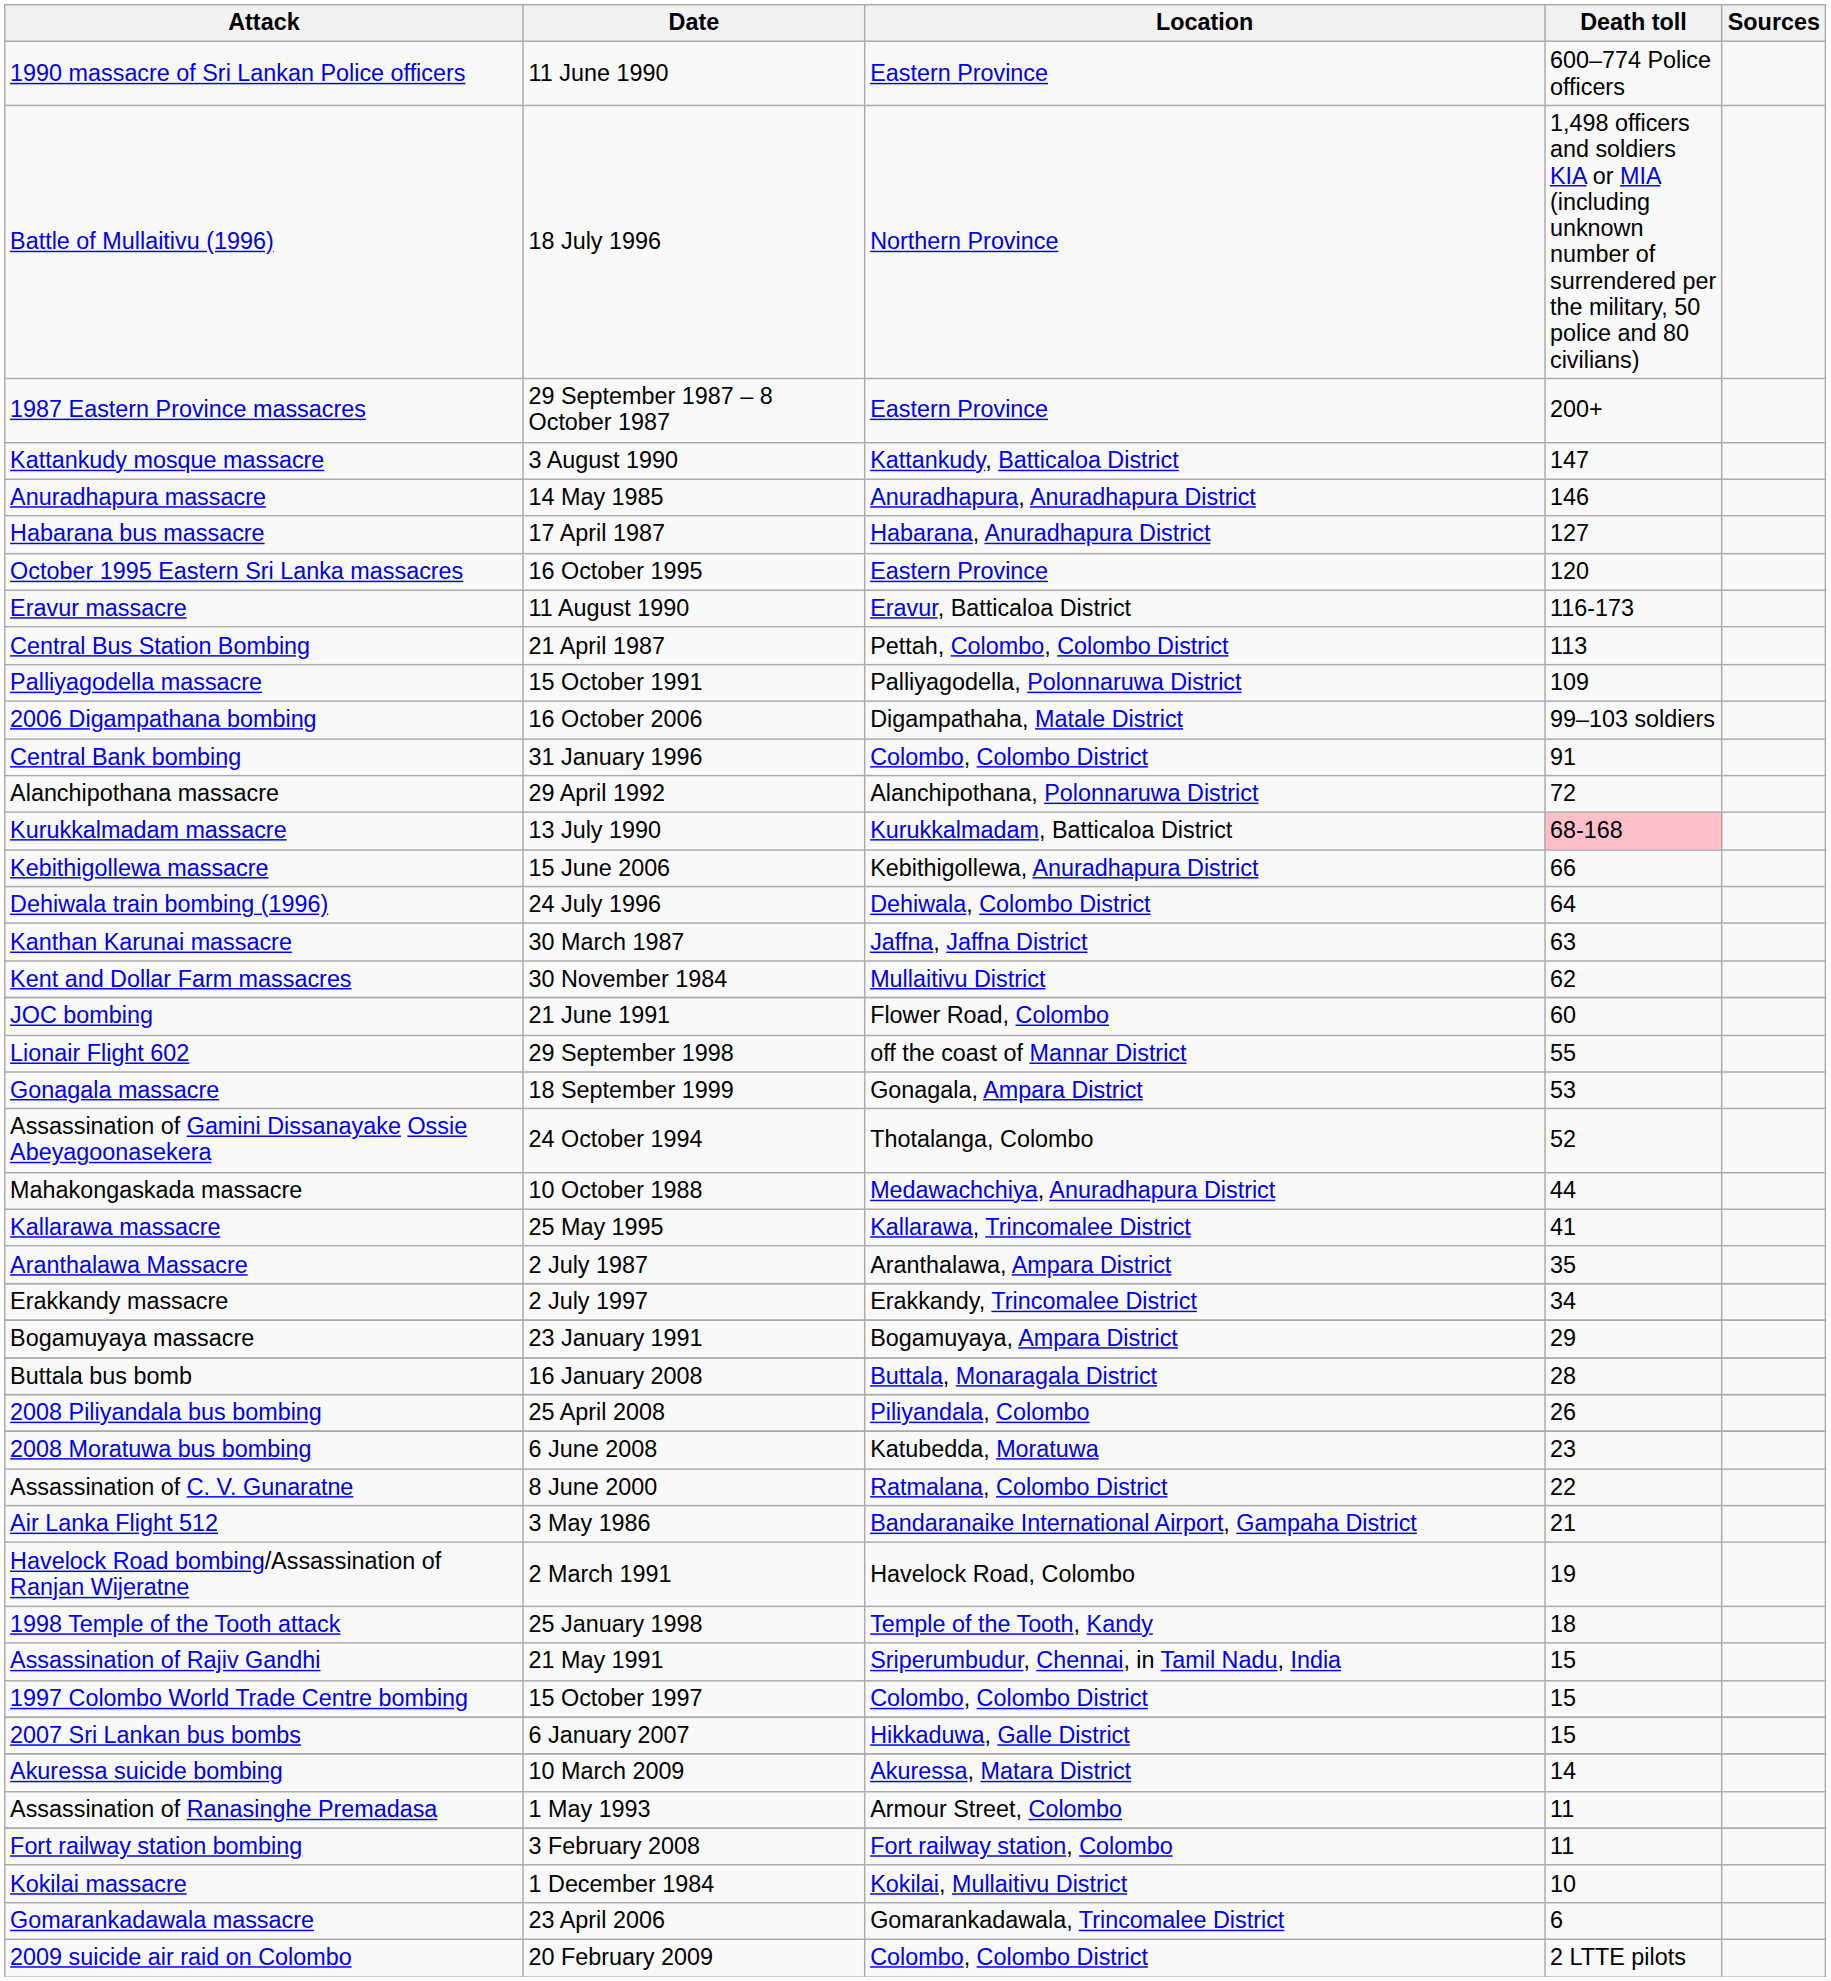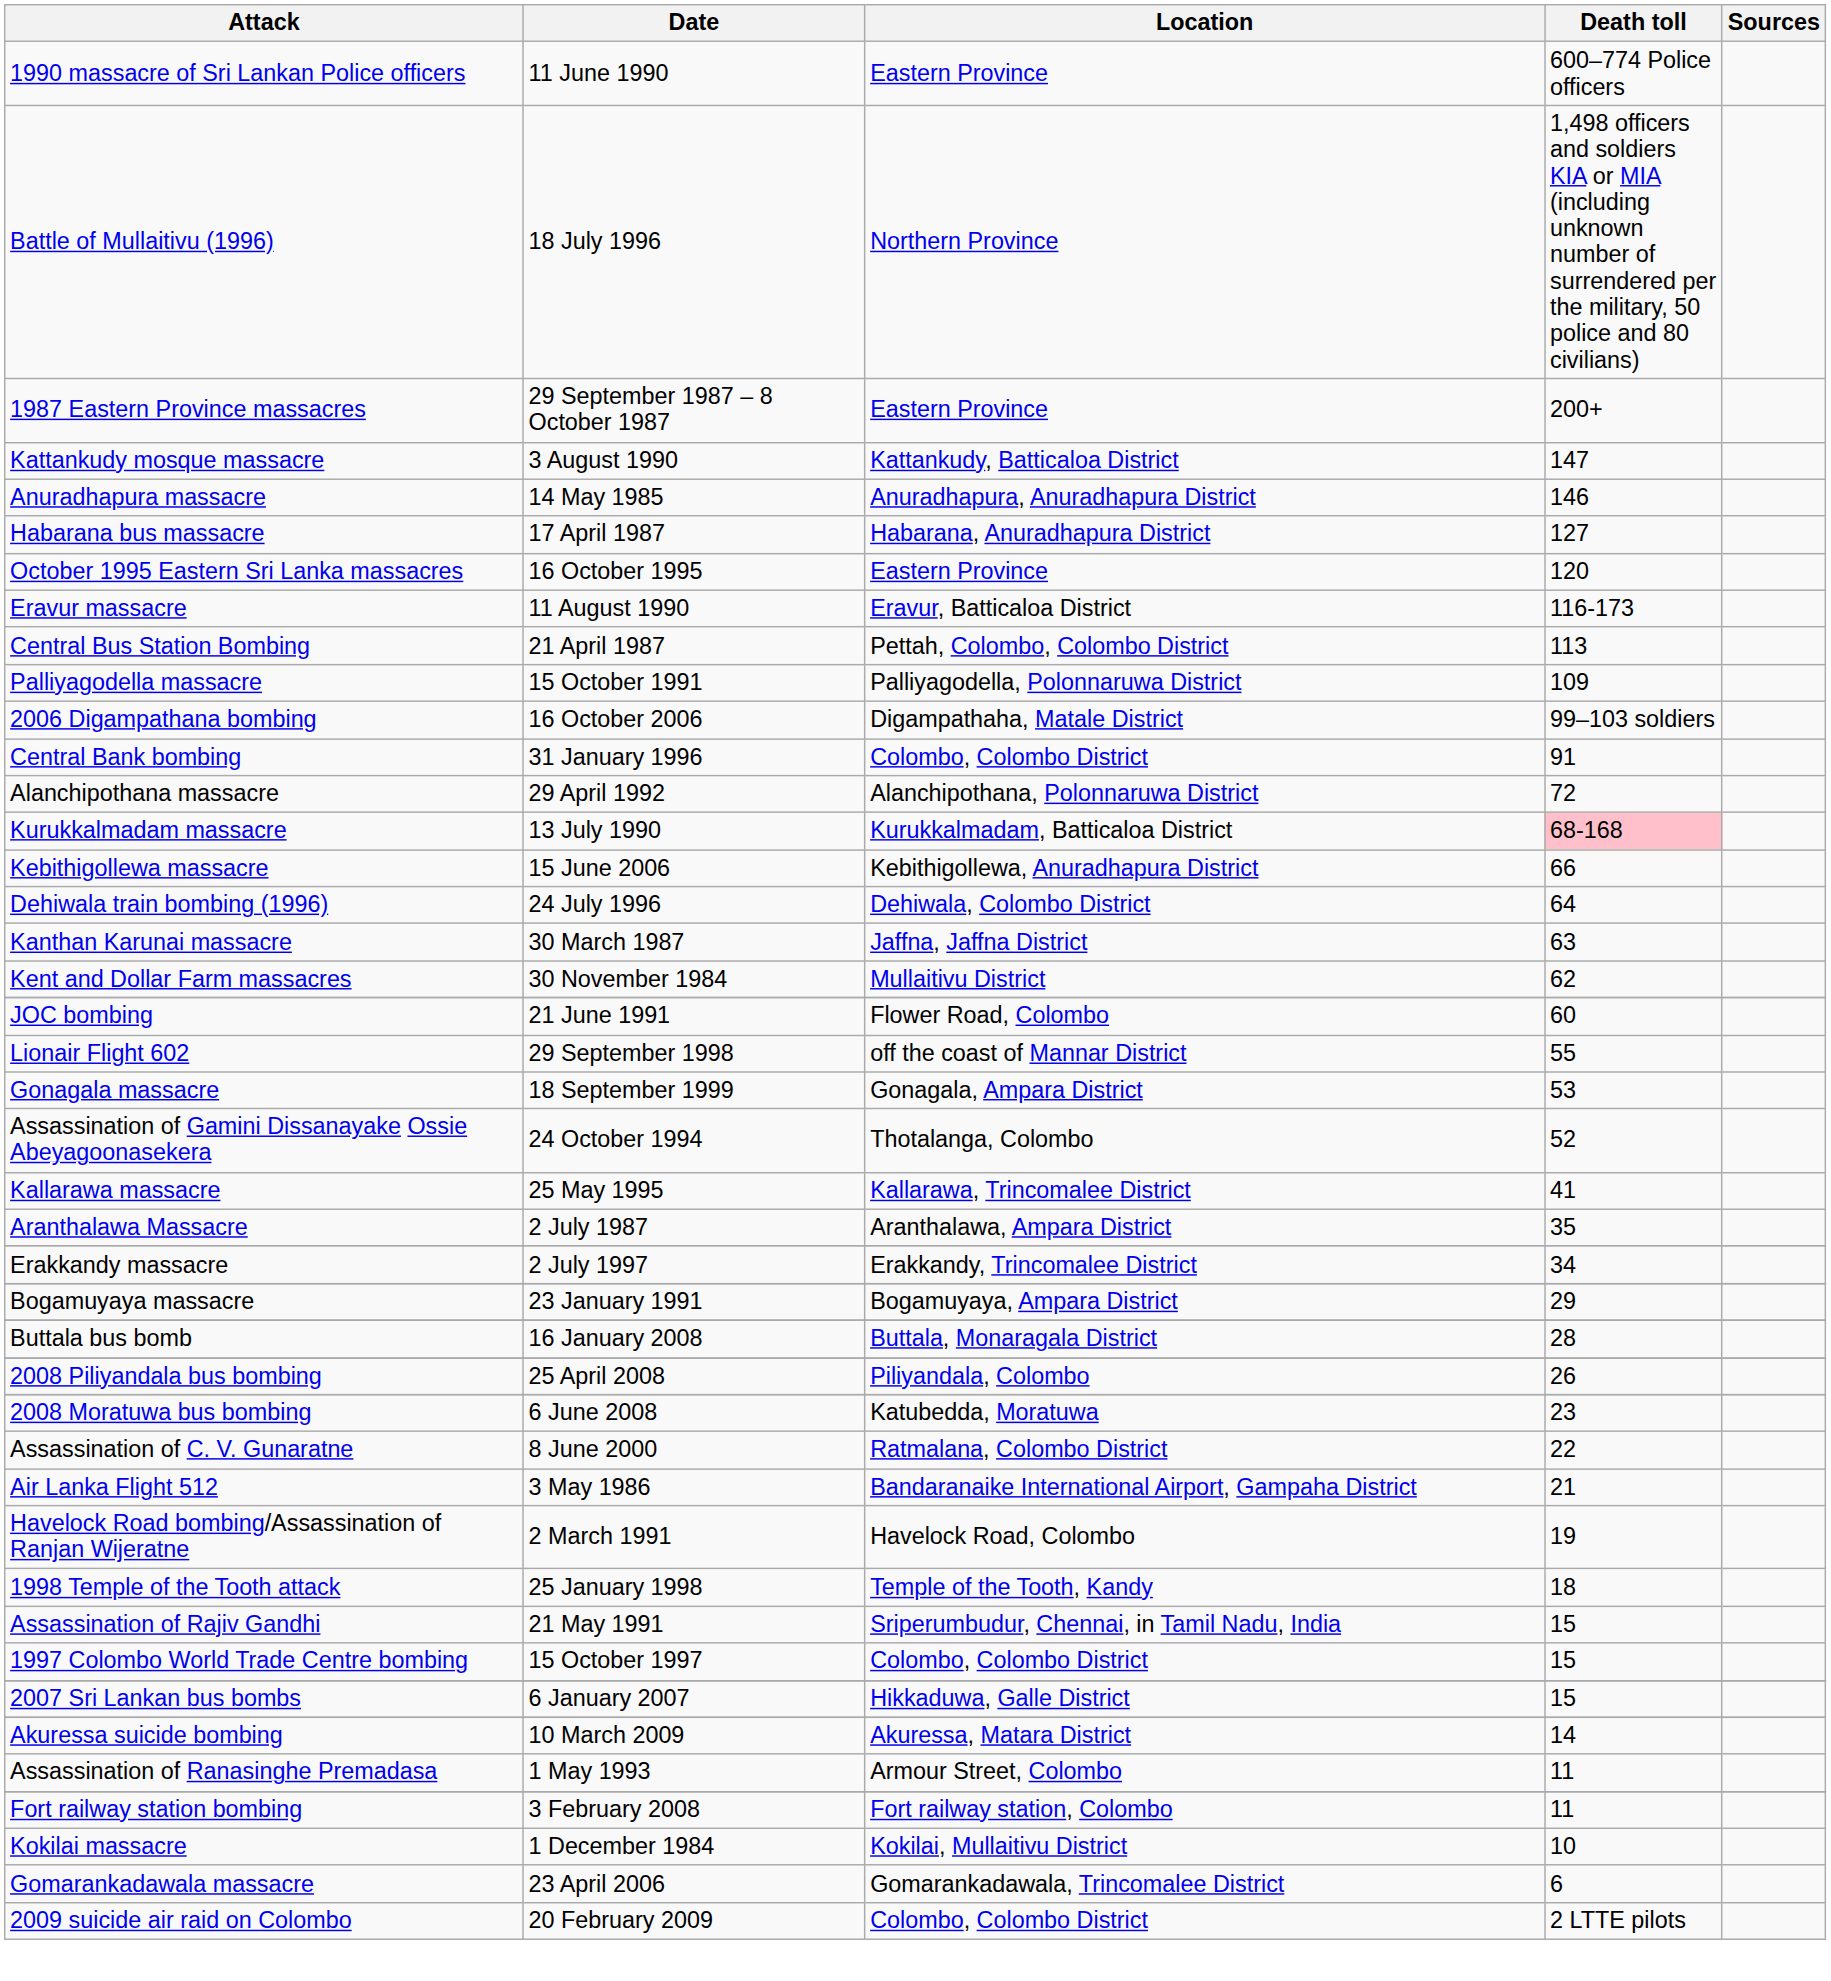- row: (156, 1190)
